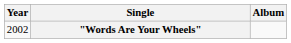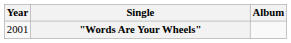(18, 30) 2002 -> (18, 30) 2001
